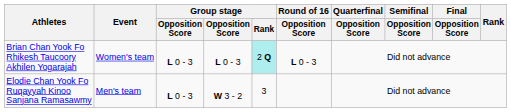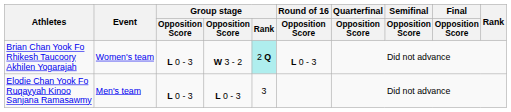(228, 62) L 0 - 3 -> (228, 62) W 3 - 2
(228, 96) W 3 - 2 -> (228, 96) L 0 - 3
